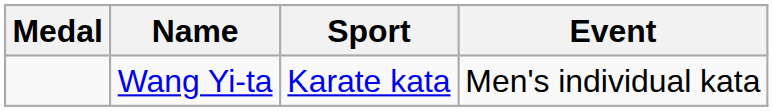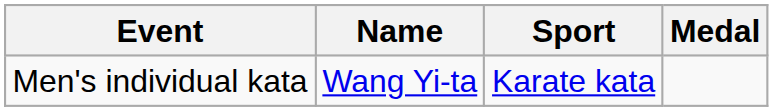columns swapped: (58, 31) <-> (613, 31)
